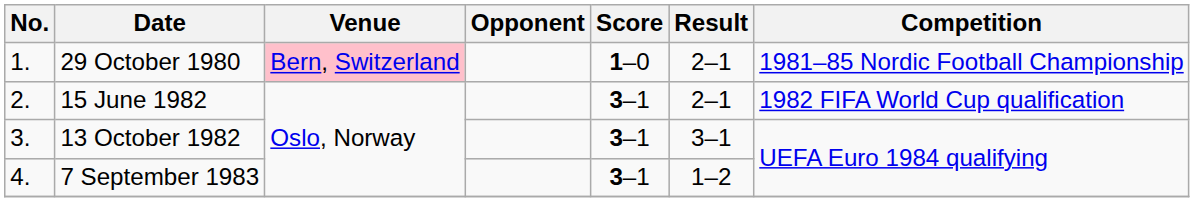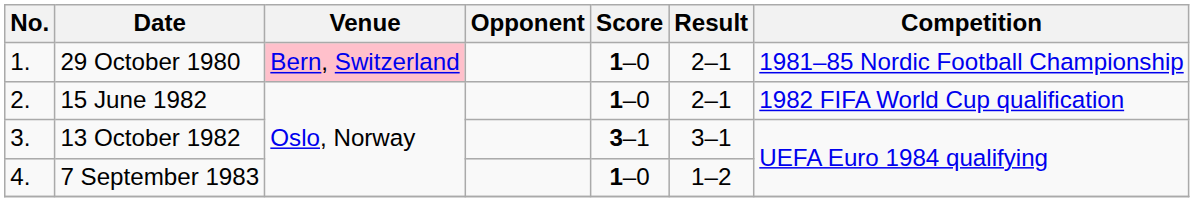(630, 100) 3–1 -> (630, 100) 1–0
(630, 176) 3–1 -> (630, 176) 1–0
